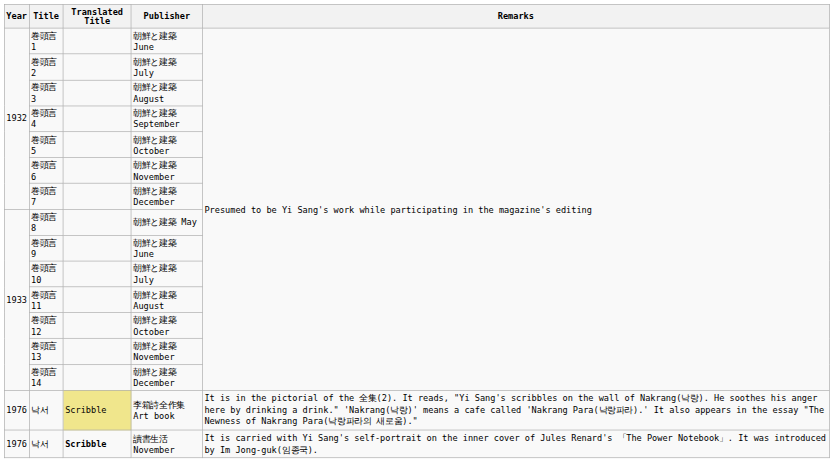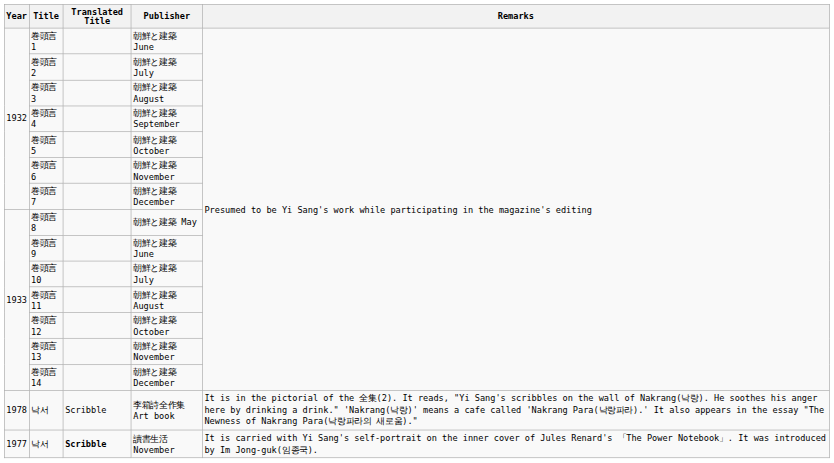(17, 410) 1976 -> (17, 410) 1978
(86, 410) khaki background -> (86, 410) no background
(17, 444) 1976 -> (17, 444) 1977
